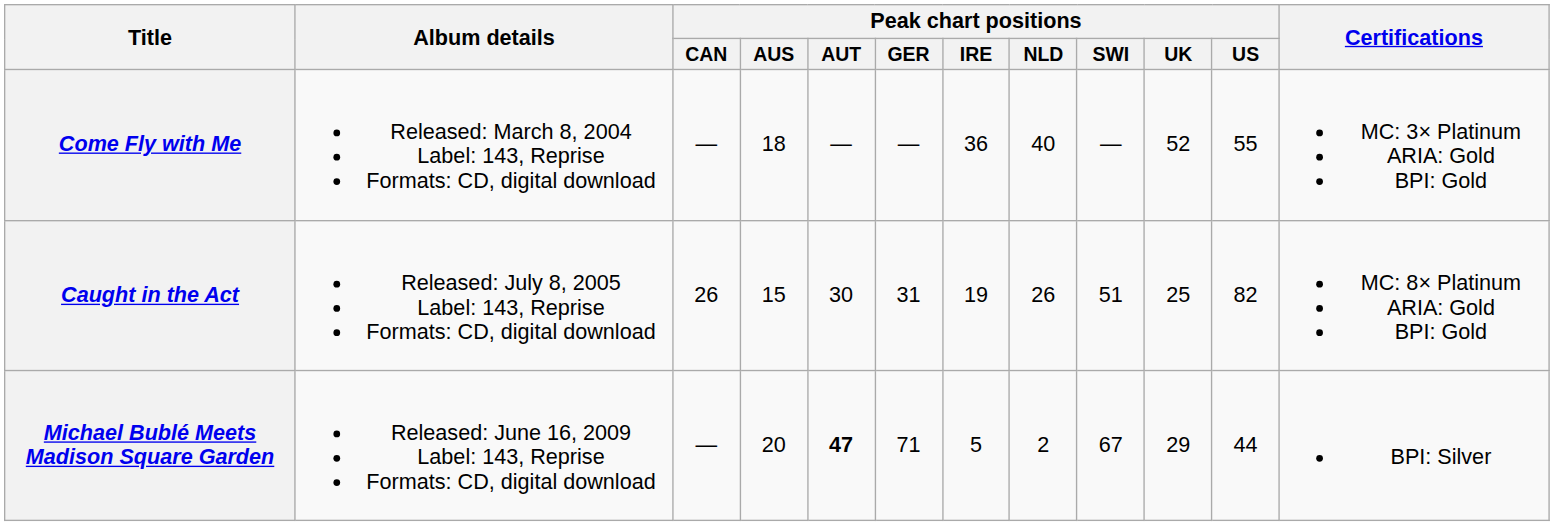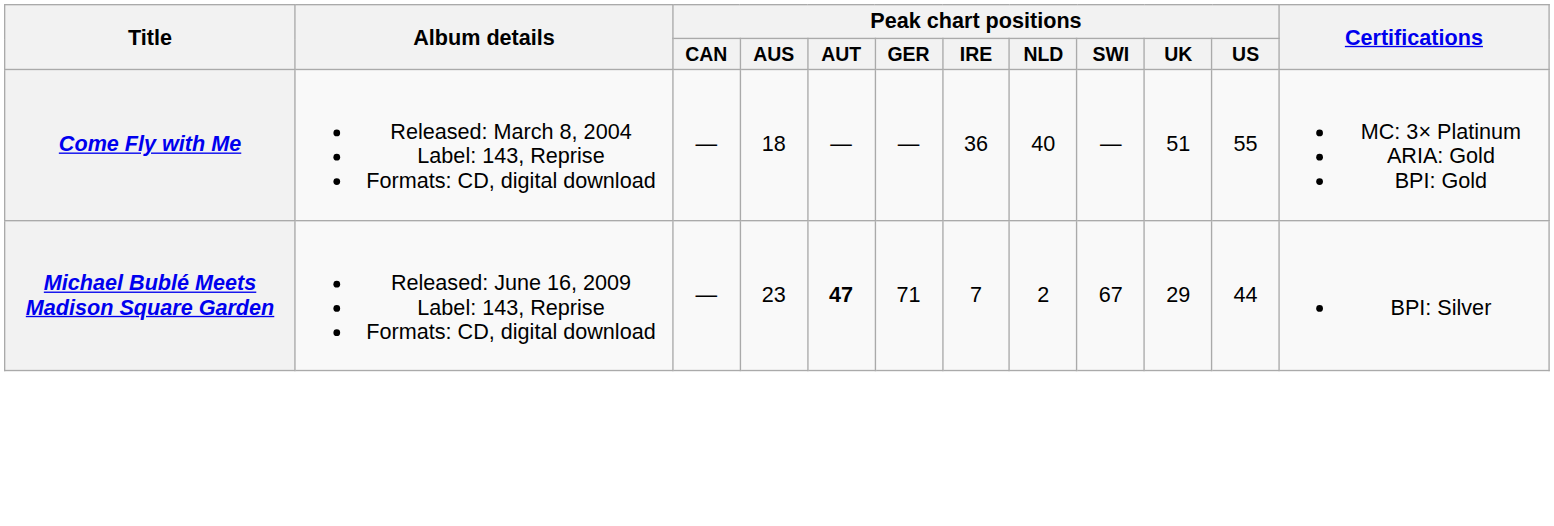(1178, 144) 52 -> (1178, 144) 51
- row: (150, 295)
(774, 445) 20 -> (774, 295) 23
(976, 445) 5 -> (976, 295) 7
